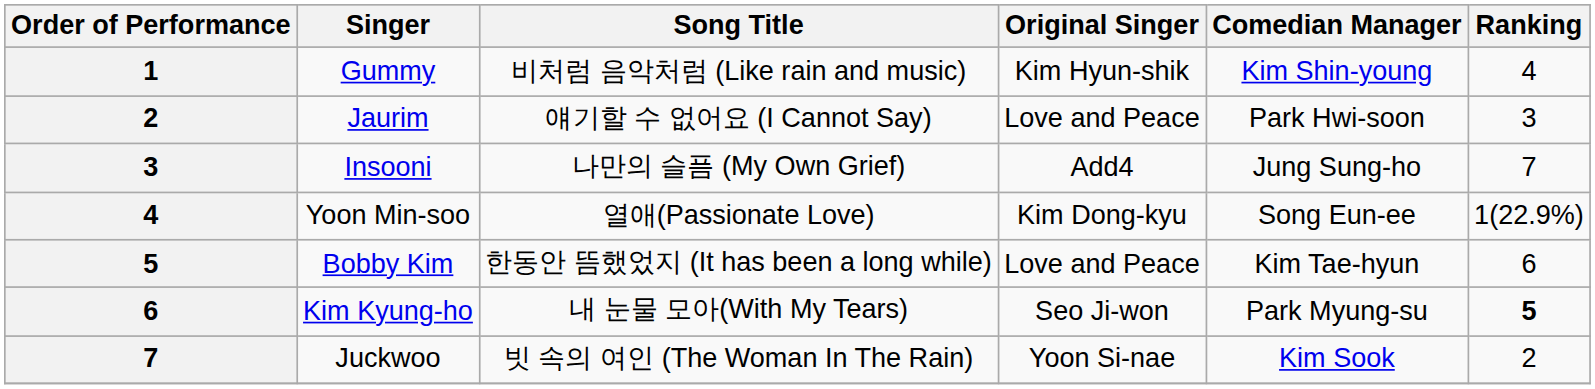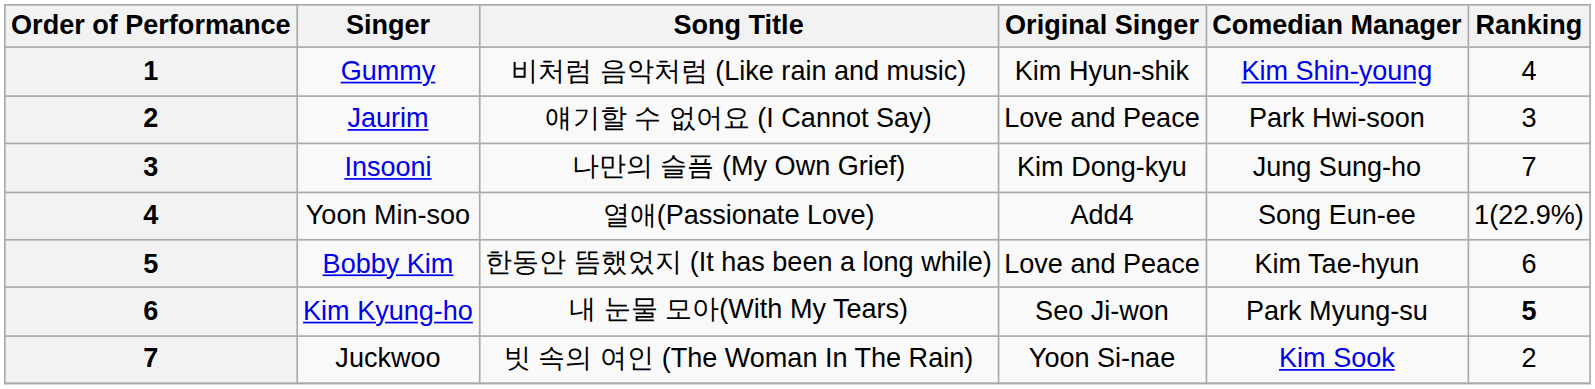(1102, 167) Add4 -> (1102, 167) Kim Dong-kyu
(1102, 215) Kim Dong-kyu -> (1102, 215) Add4
